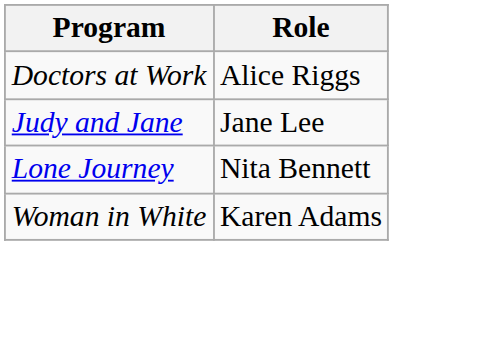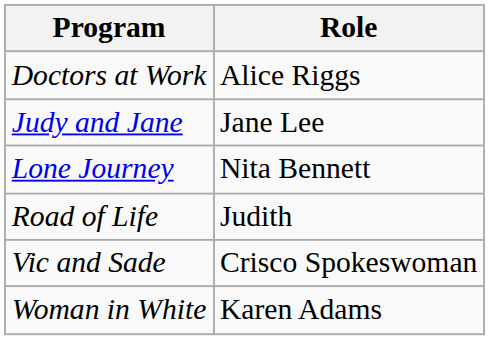+ row: (85, 215)
+ row: (89, 262)
